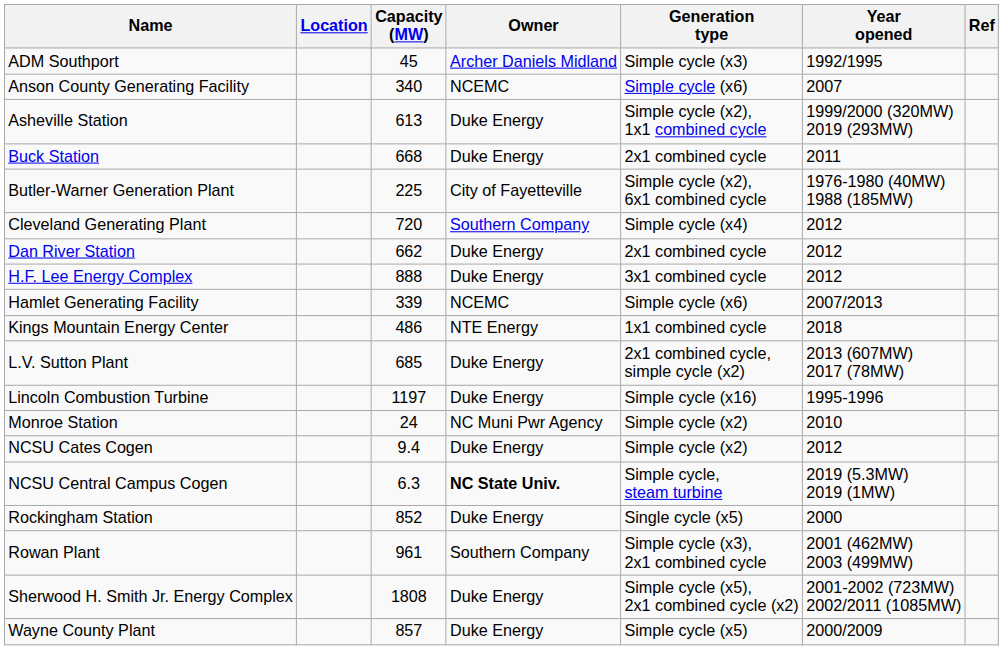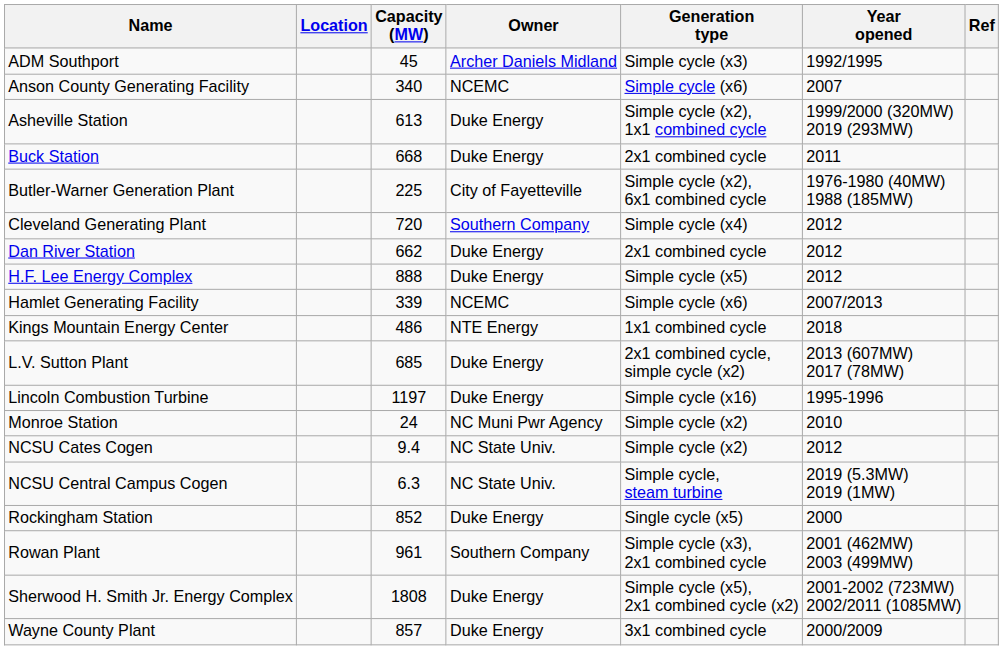(695, 276) 3x1 combined cycle -> (686, 276) Simple cycle (x5)
(497, 448) Duke Energy -> (503, 448) NC State Univ.
(505, 483) bold -> (503, 483) normal
(686, 631) Simple cycle (x5) -> (695, 631) 3x1 combined cycle
